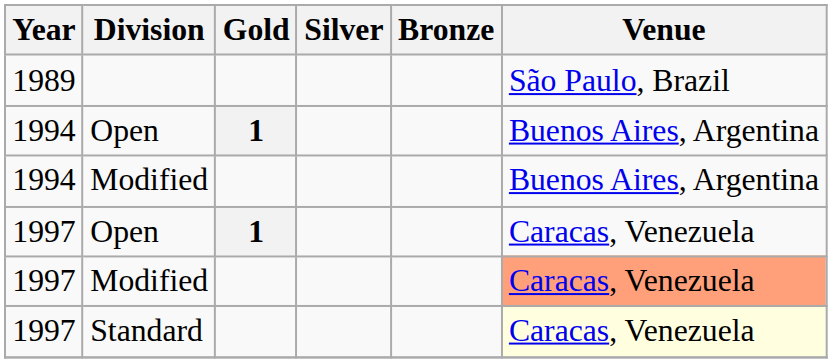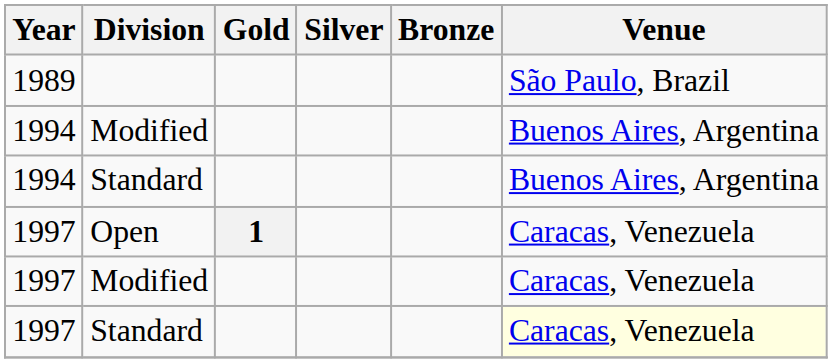- row: (44, 130)
+ row: (44, 180)
(632, 280) lightsalmon background -> (632, 280) no background
